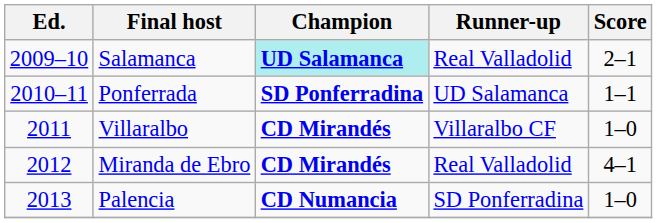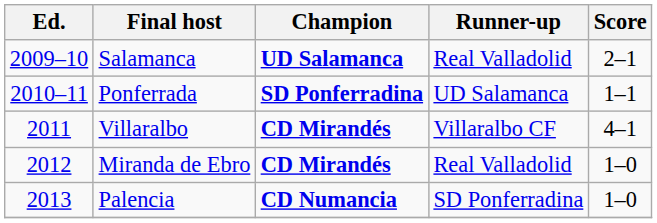(332, 57) paleturquoise background -> (332, 57) no background
(620, 128) 1–0 -> (620, 128) 4–1
(620, 164) 4–1 -> (620, 164) 1–0
